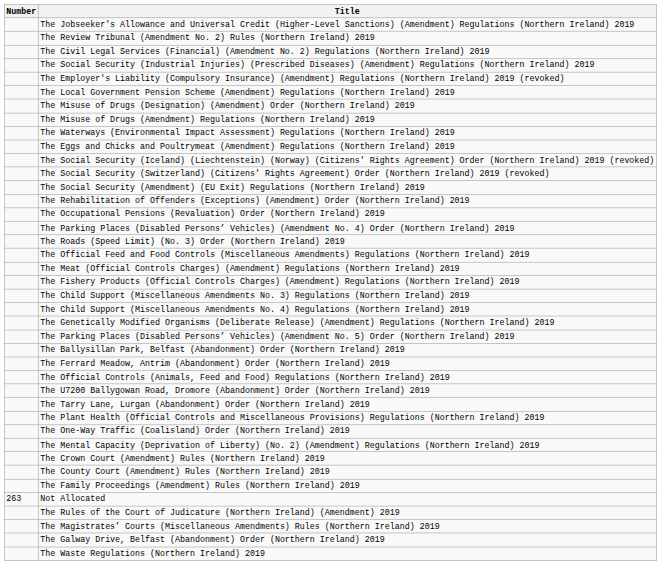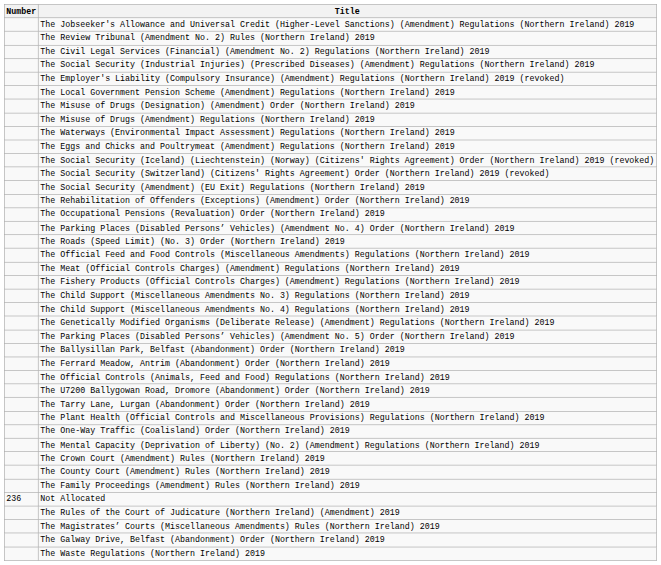(14, 499) 263 -> (14, 499) 236
